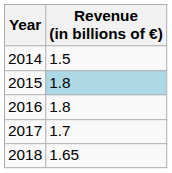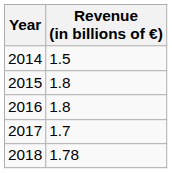(60, 82) lightblue background -> (60, 82) no background
(64, 155) 1.65 -> (64, 155) 1.78
